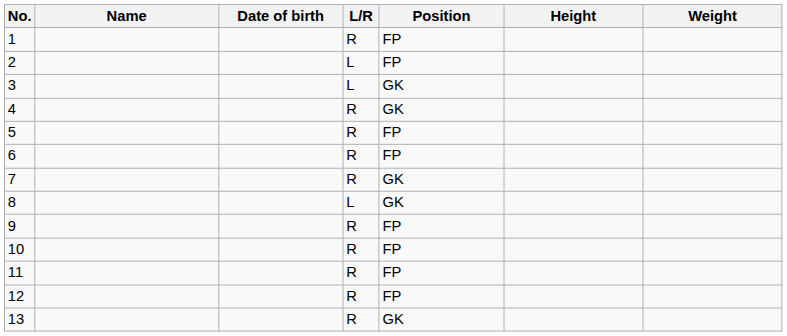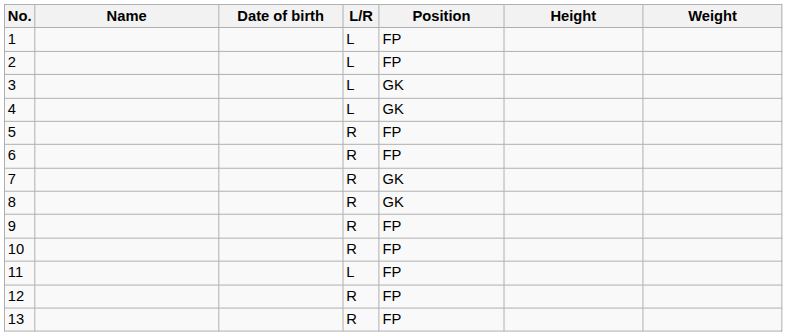(352, 39) R -> (350, 39) L
(352, 109) R -> (350, 109) L
(350, 202) L -> (352, 202) R
(352, 272) R -> (350, 272) L
(393, 319) GK -> (392, 319) FP
